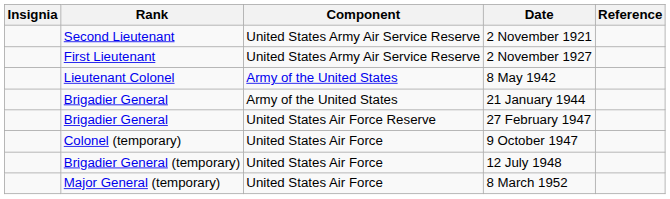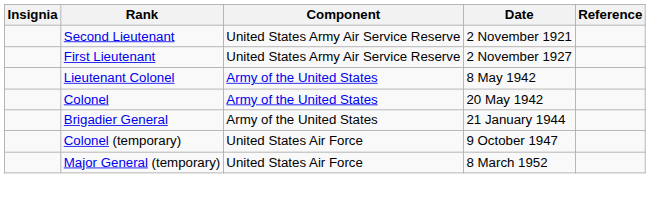+ row: (505, 99)
- row: (539, 120)
- row: (524, 162)
